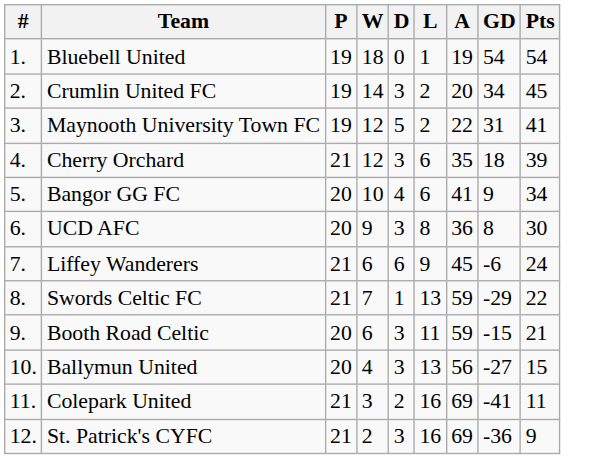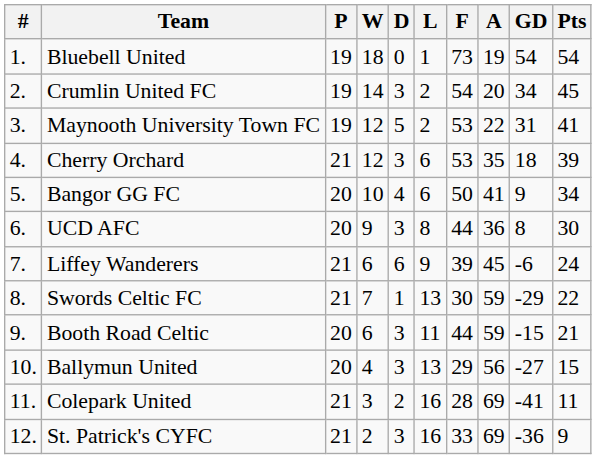+ column: (462, 21)
